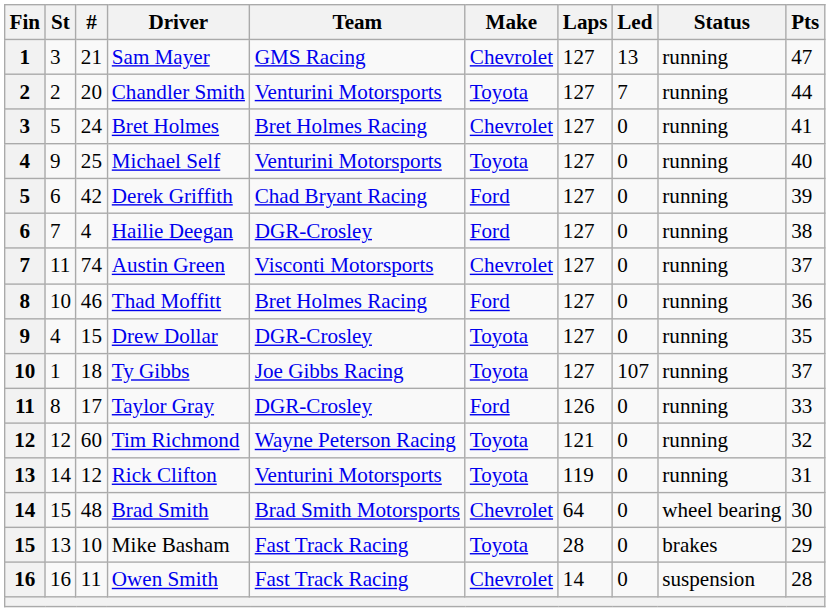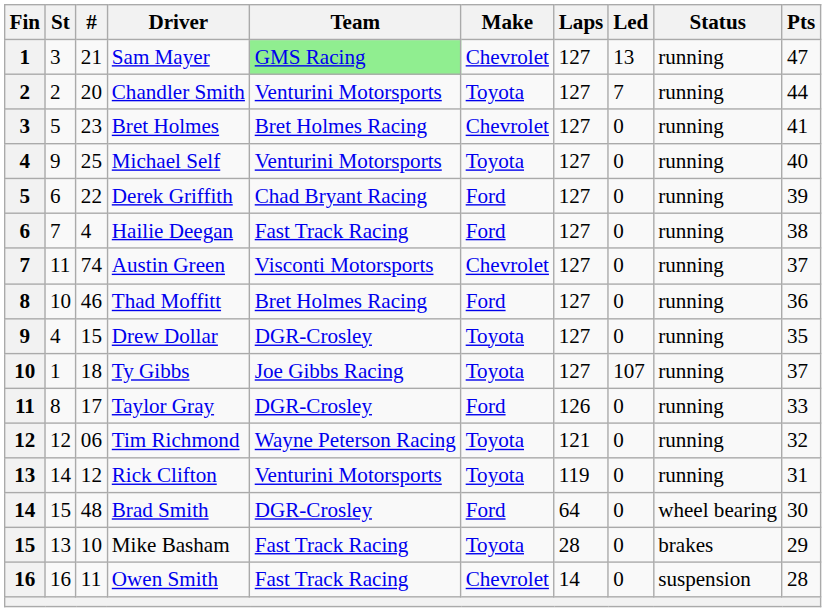(310, 56) no background -> (310, 56) lightgreen background
(91, 126) 24 -> (91, 126) 23
(91, 196) 42 -> (91, 196) 22
(313, 231) DGR-Crosley -> (332, 231) Fast Track Racing
(91, 440) 60 -> (91, 440) 06
(357, 509) Brad Smith Motorsports -> (313, 509) DGR-Crosley
(511, 509) Chevrolet -> (486, 509) Ford
